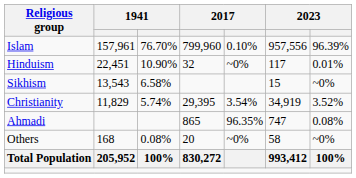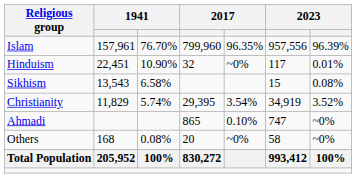(242, 45) 0.10% -> (245, 45) 96.35%
(324, 83) ~0% -> (328, 83) 0.08%
(245, 121) 96.35% -> (242, 121) 0.10%
(328, 121) 0.08% -> (324, 121) ~0%
